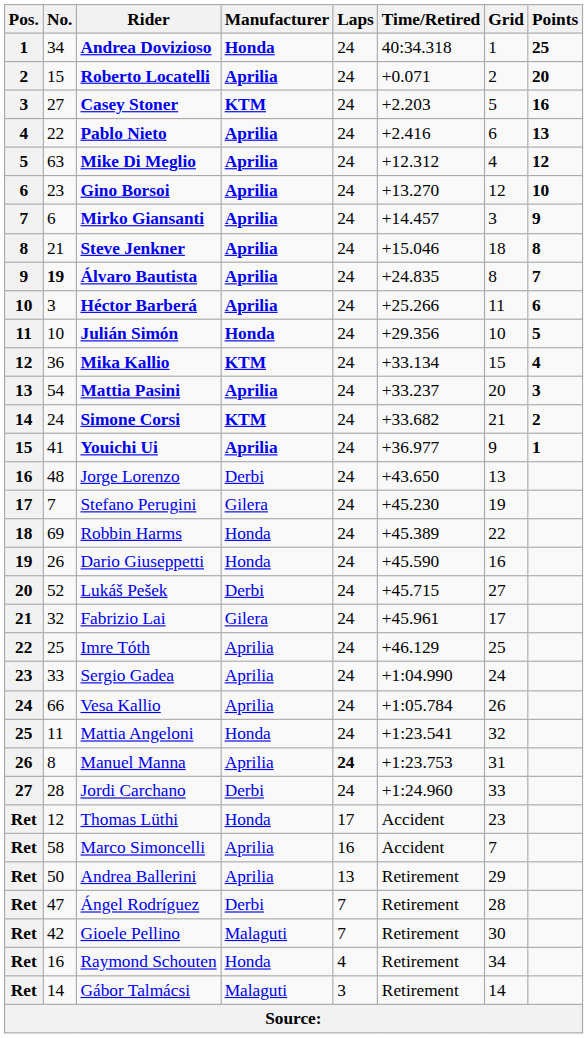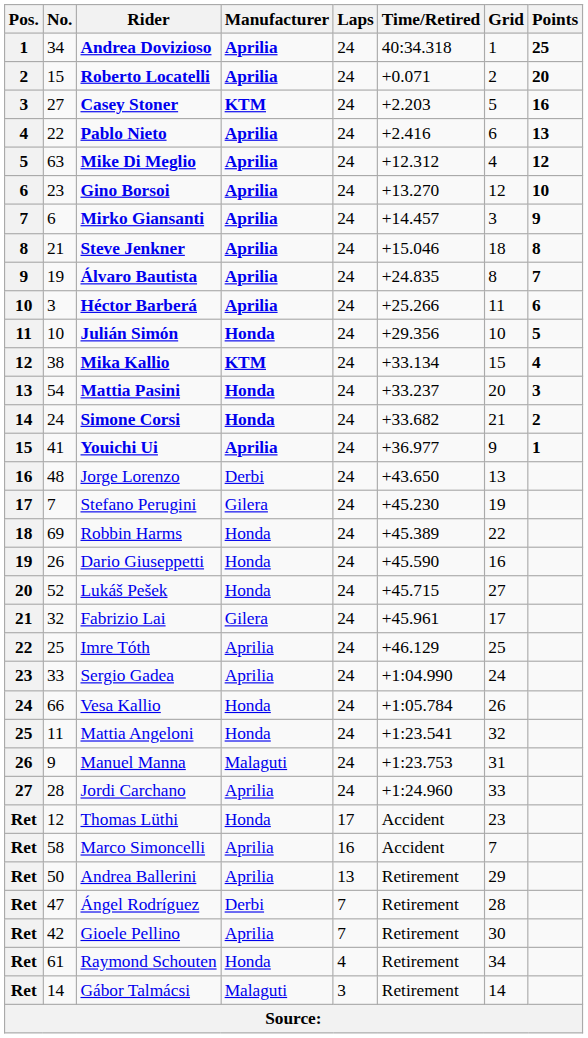(250, 47) Honda -> (251, 47) Aprilia
(56, 276) bold -> (56, 276) normal
(56, 361) 36 -> (56, 361) 38
(251, 390) Aprilia -> (250, 390) Honda
(245, 418) KTM -> (250, 418) Honda
(244, 590) Derbi -> (248, 590) Honda
(249, 704) Aprilia -> (248, 704) Honda
(51, 761) 8 -> (51, 761) 9
(249, 761) Aprilia -> (256, 761) Malaguti
(346, 761) bold -> (346, 761) normal
(244, 790) Derbi -> (249, 790) Aprilia
(256, 933) Malaguti -> (249, 933) Aprilia
(56, 961) 16 -> (56, 961) 61
